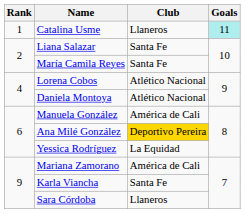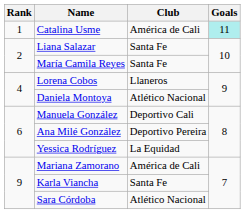(149, 30) Llaneros -> (165, 30) América de Cali
(168, 81) Atlético Nacional -> (149, 81) Llaneros
(165, 115) América de Cali -> (162, 115) Deportivo Cali
(168, 132) gold background -> (168, 132) no background
(149, 200) Llaneros -> (168, 200) Atlético Nacional
